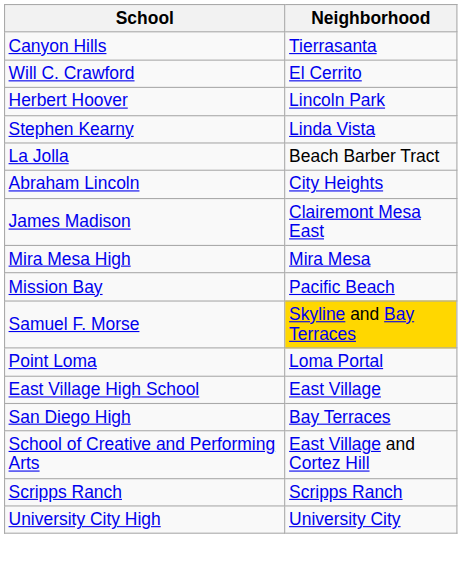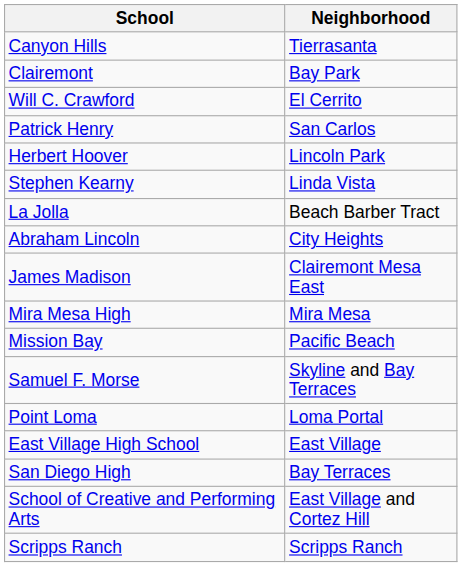+ row: (51, 73)
+ row: (61, 128)
(352, 324) gold background -> (352, 379) no background
- row: (85, 519)
